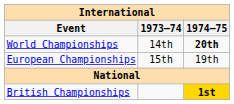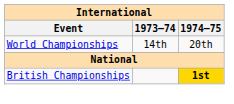(207, 44) bold -> (201, 44) normal
- row: (71, 60)
